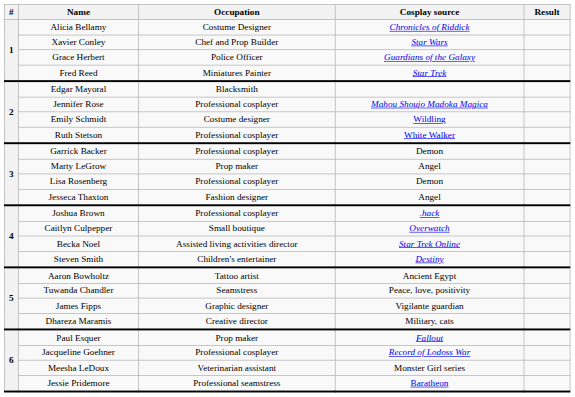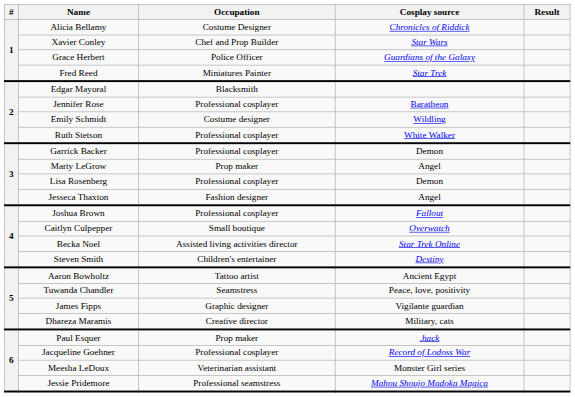(430, 104) Mahou Shoujo Madoka Magica -> (430, 104) Baratheon
(430, 213) .hack -> (430, 213) Fallout
(430, 338) Fallout -> (430, 338) .hack
(430, 383) Baratheon -> (430, 383) Mahou Shoujo Madoka Magica
